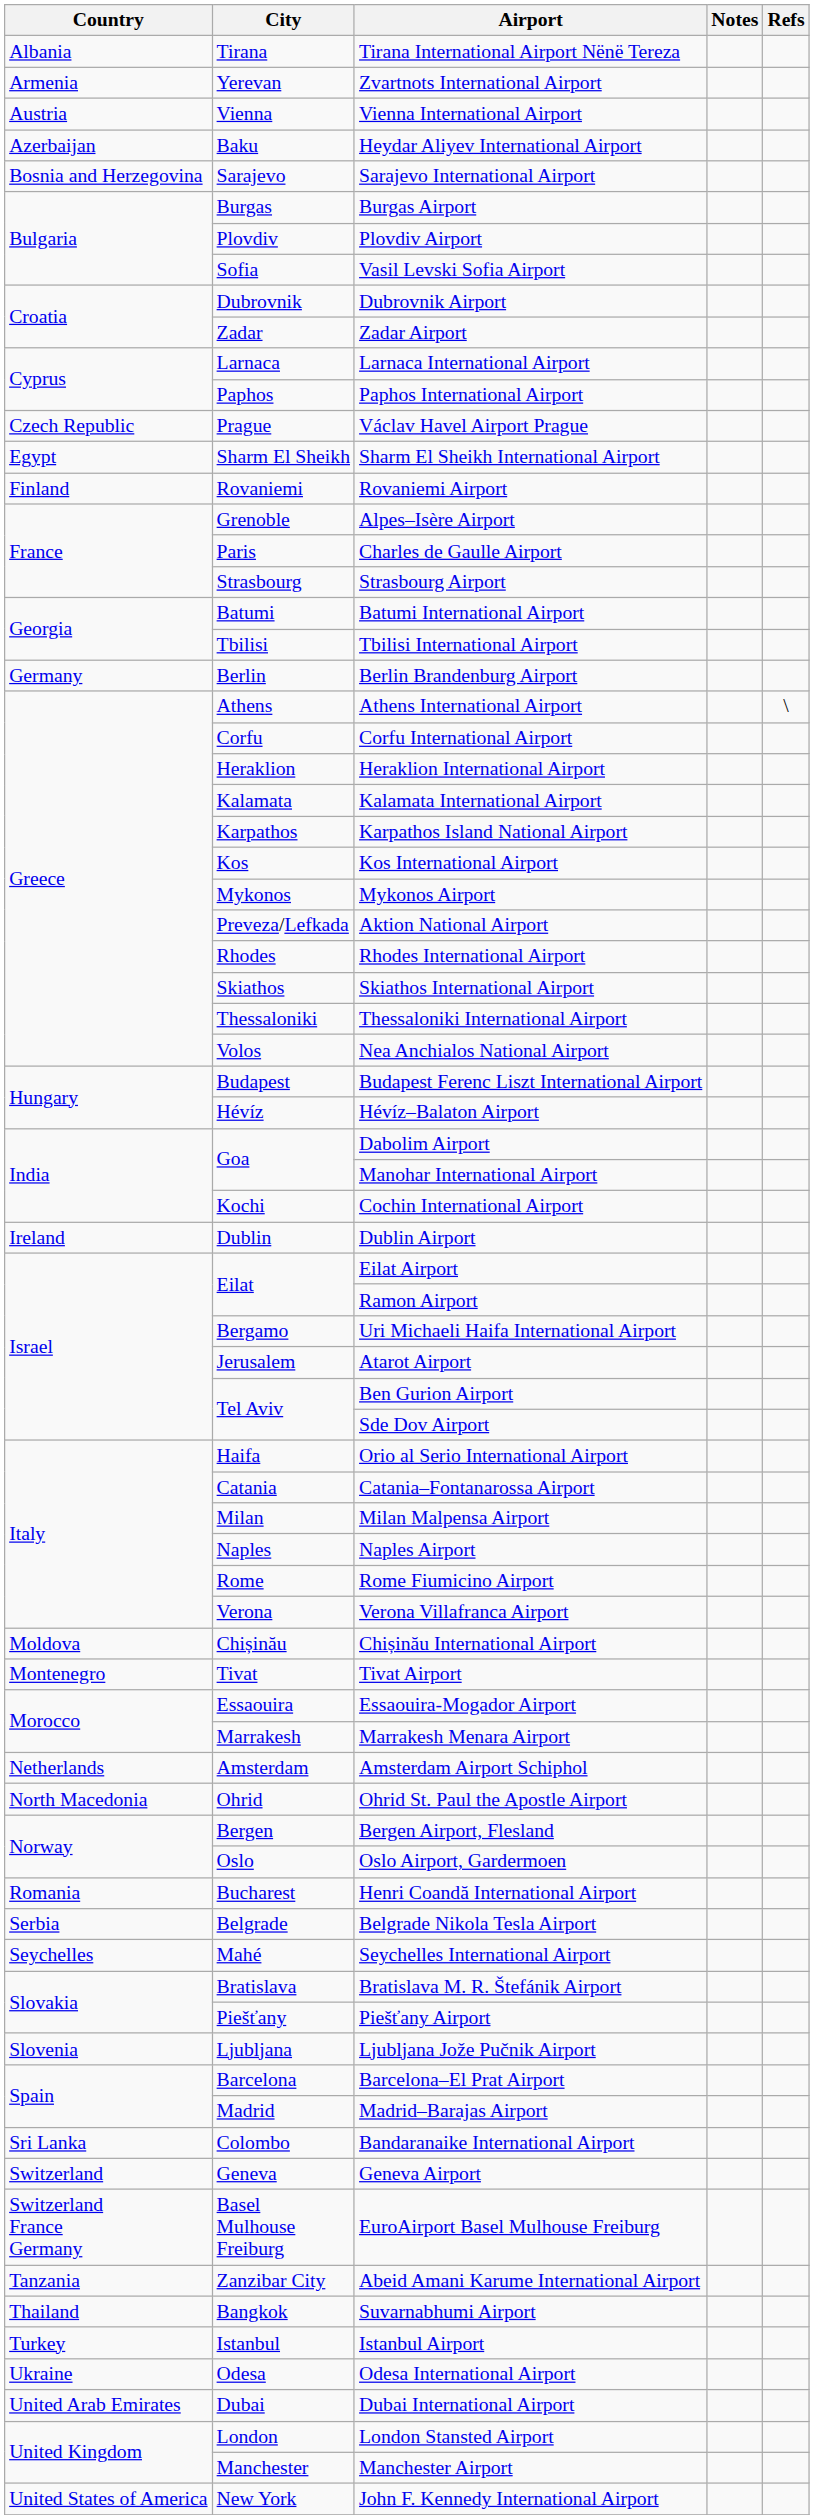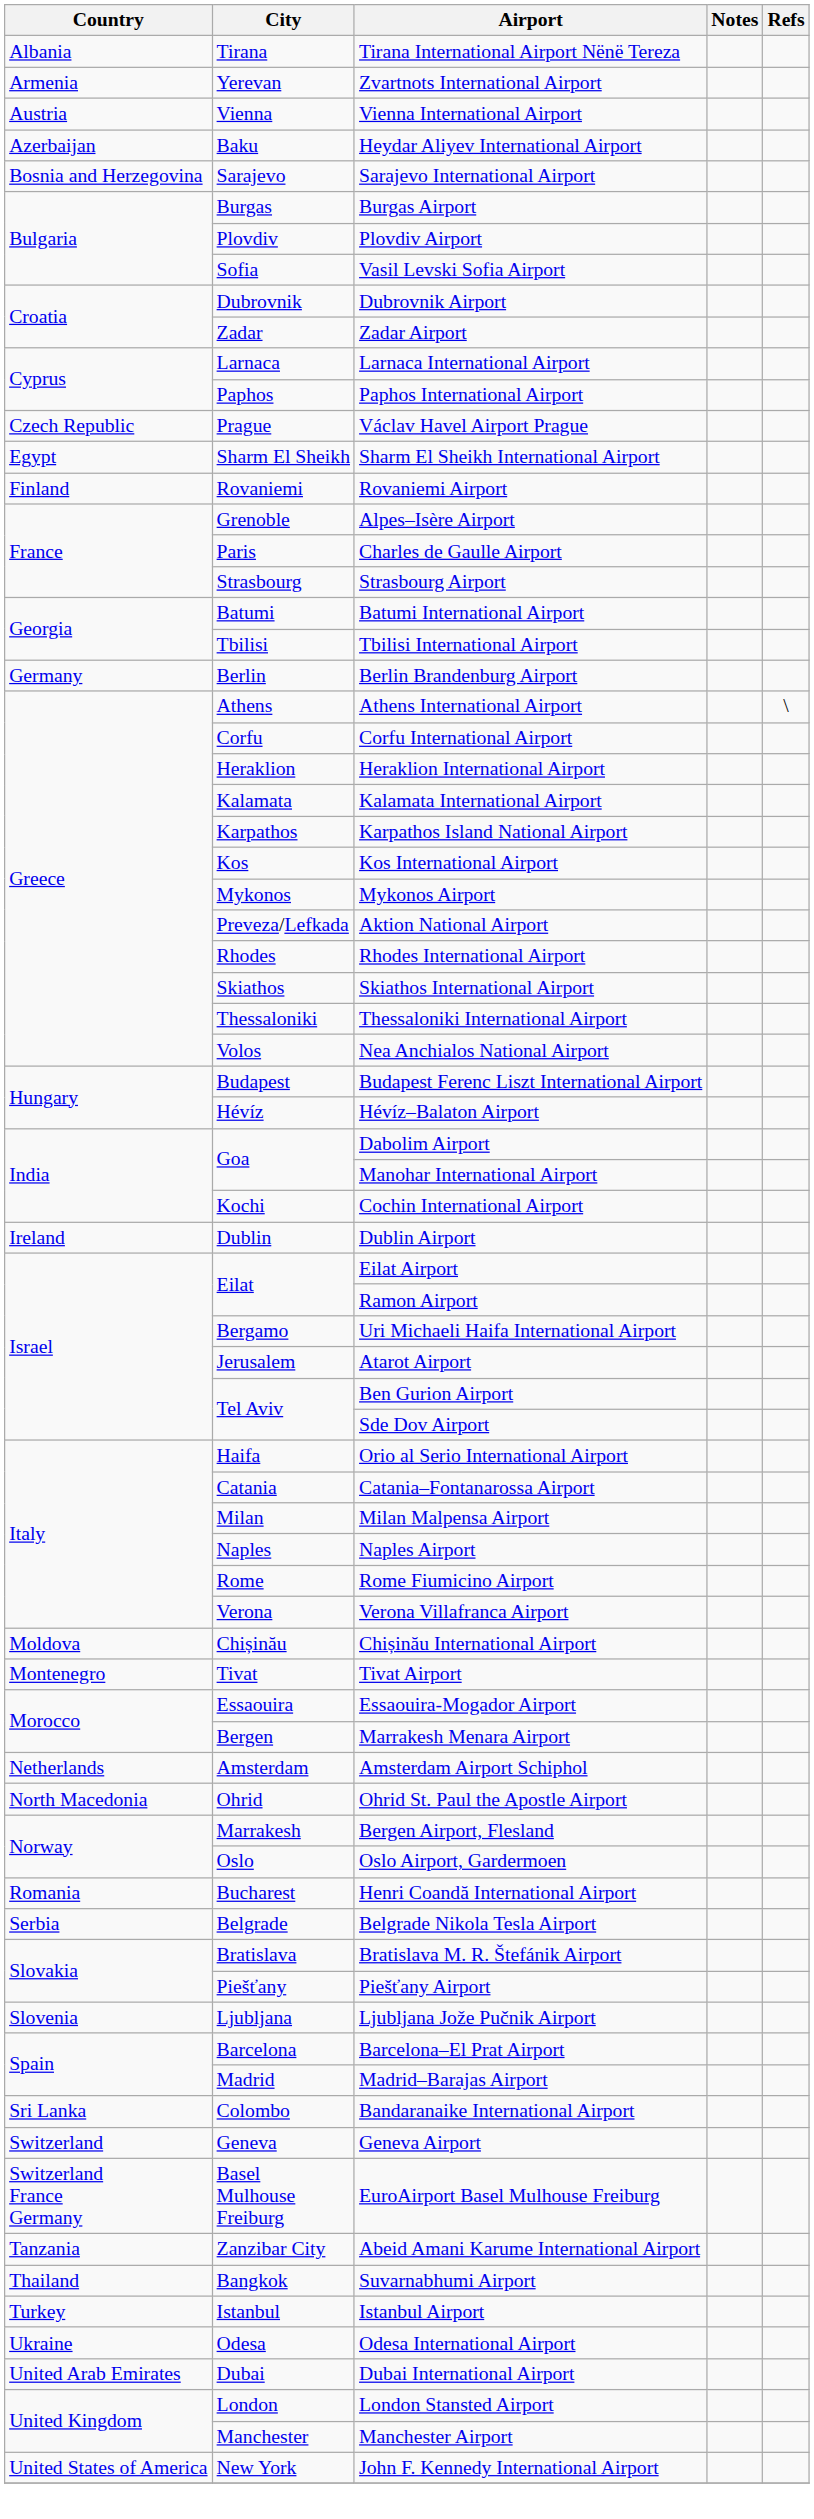(259, 1736) Marrakesh -> (245, 1736) Bergen
(245, 1830) Bergen -> (259, 1830) Marrakesh
- row: (485, 1955)
